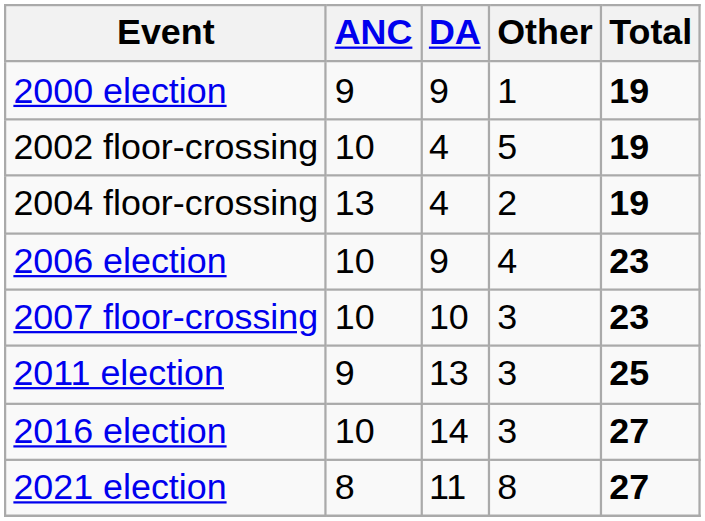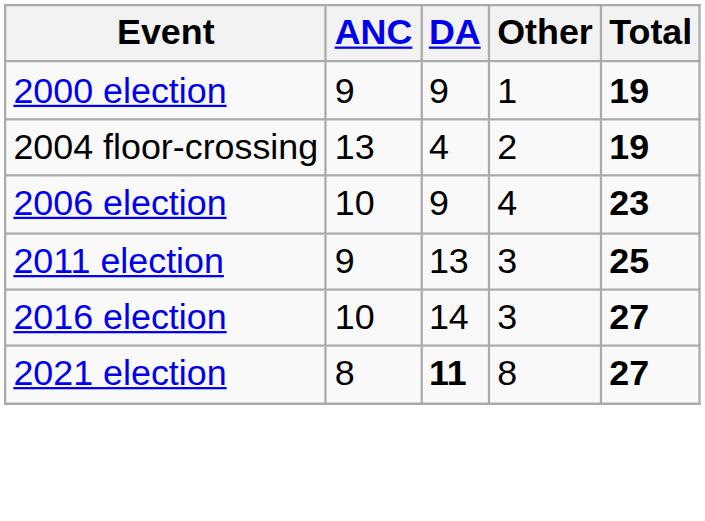- row: (166, 146)
- row: (166, 317)
(448, 487) normal -> (448, 373) bold
